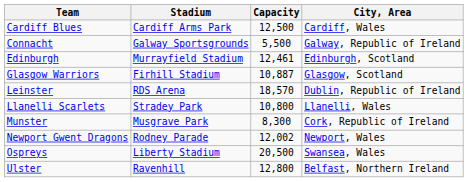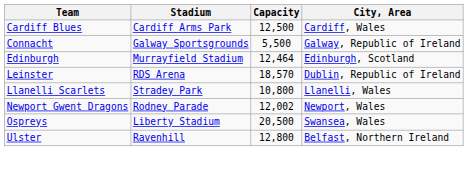(276, 59) 12,461 -> (276, 59) 12,464
- row: (53, 75)
- row: (27, 122)
